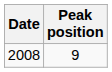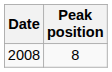(75, 55) 9 -> (75, 55) 8
